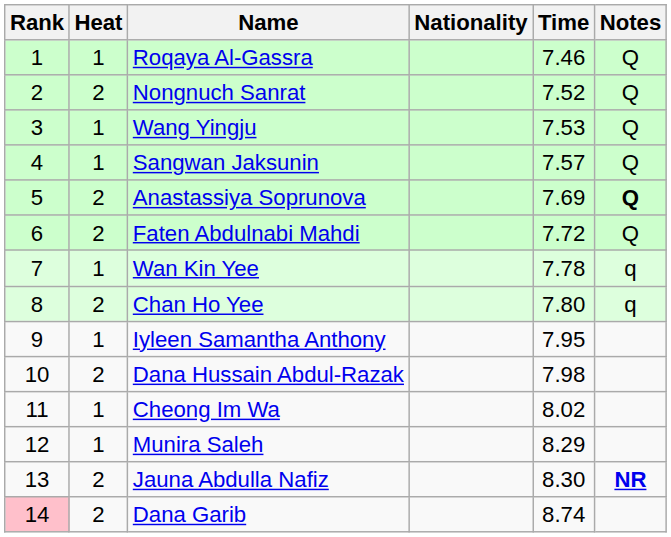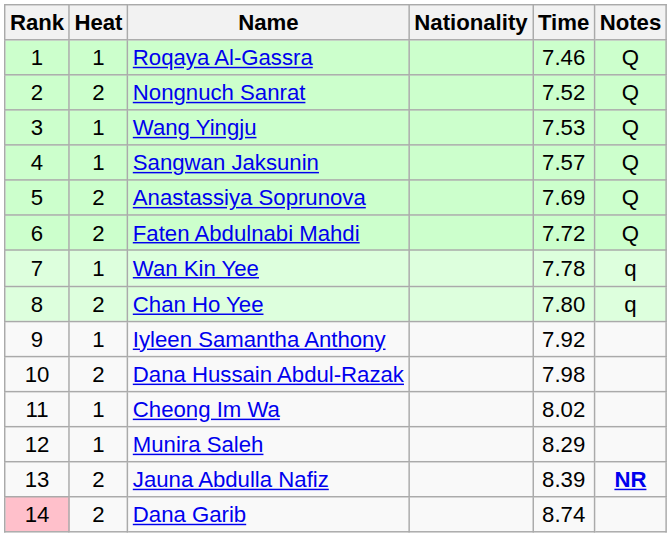(630, 198) bold -> (630, 198) normal
(564, 339) 7.95 -> (564, 339) 7.92
(564, 479) 8.30 -> (564, 479) 8.39
